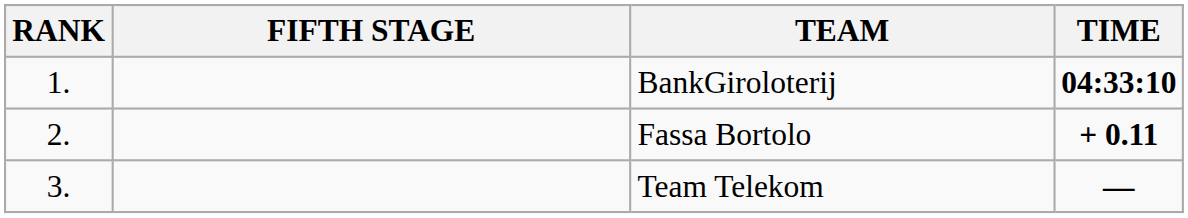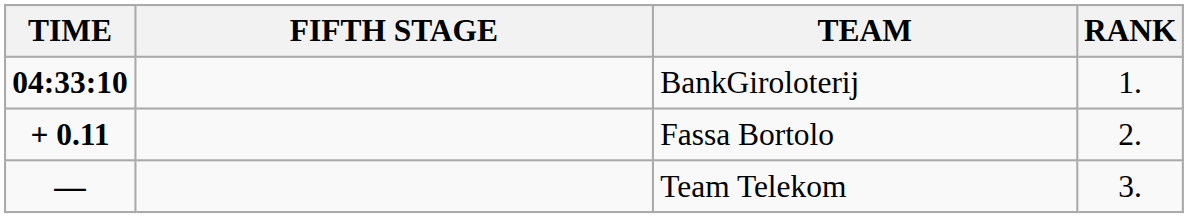columns swapped: (59, 30) <-> (1119, 30)
